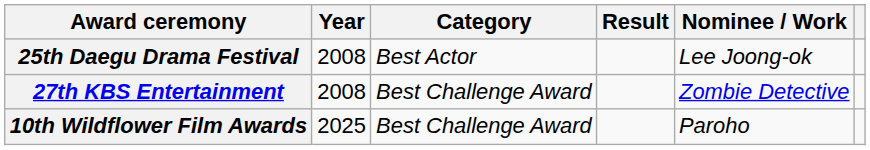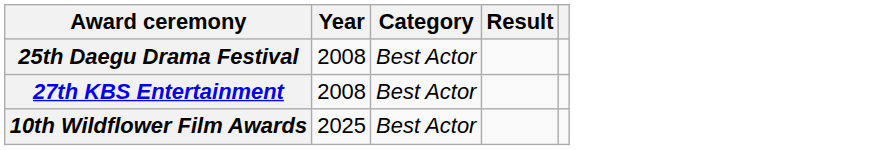- column: (764, 21)
(484, 91) Best Challenge Award -> (426, 91) Best Actor
(484, 126) Best Challenge Award -> (426, 126) Best Actor
